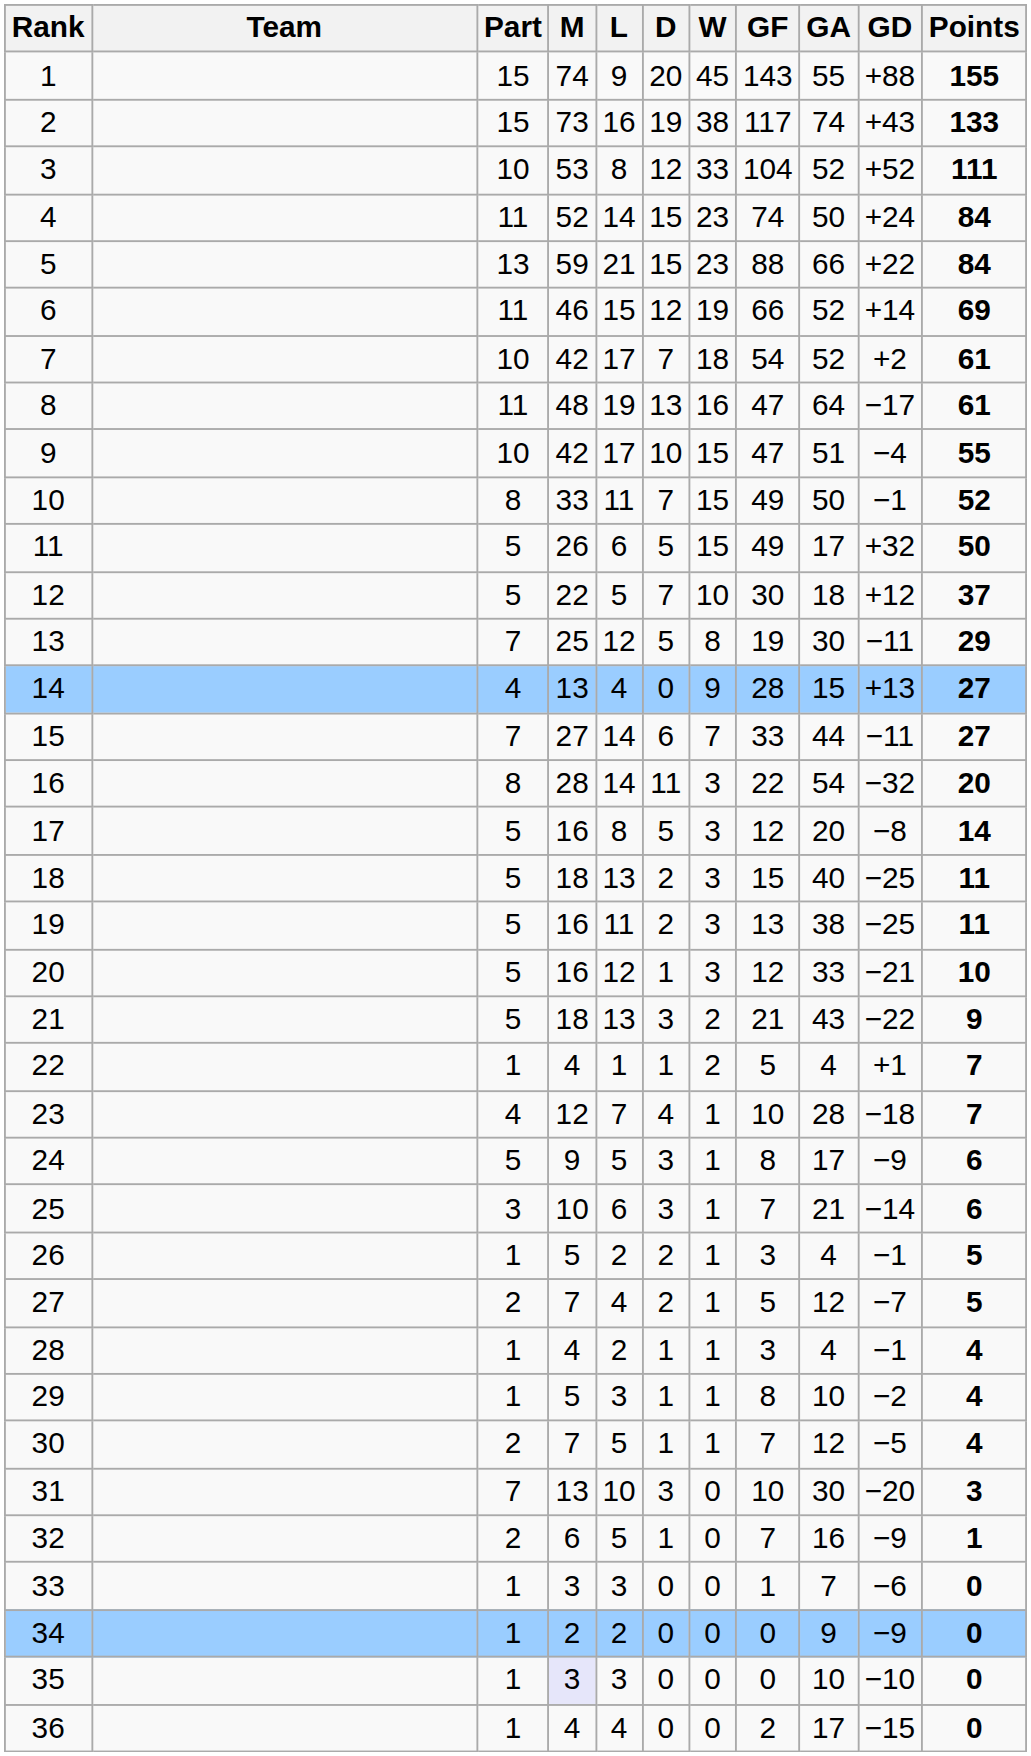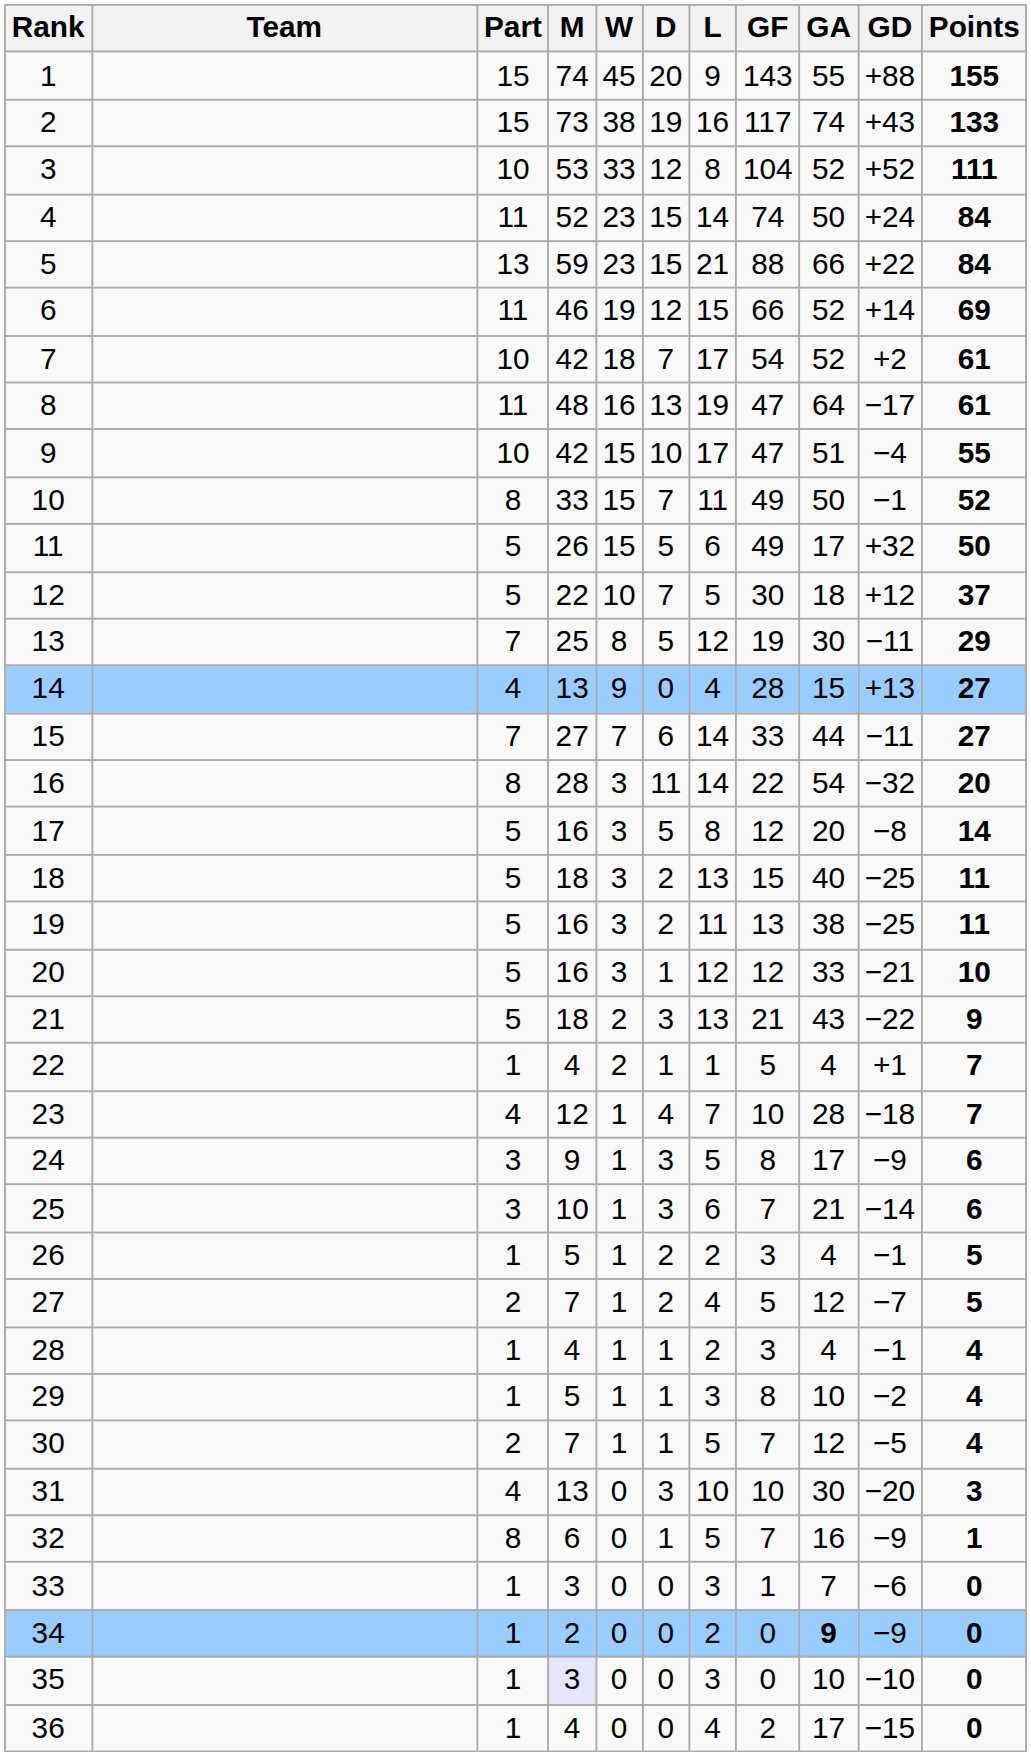columns swapped: (713, 28) <-> (619, 28)
(513, 1160) 5 -> (513, 1160) 3
(513, 1491) 7 -> (513, 1491) 4
(513, 1538) 2 -> (513, 1538) 8
(829, 1632) normal -> (829, 1632) bold
